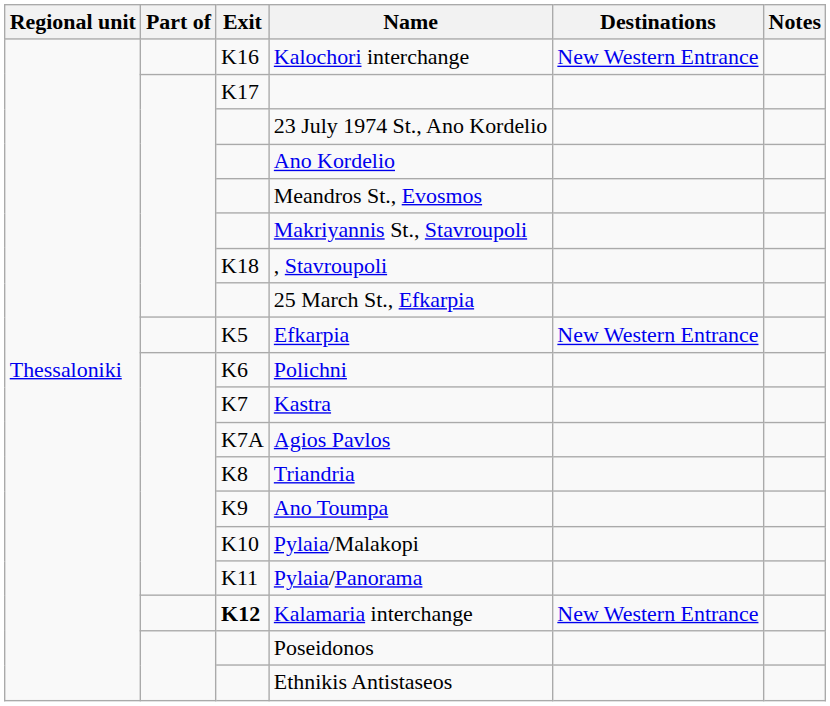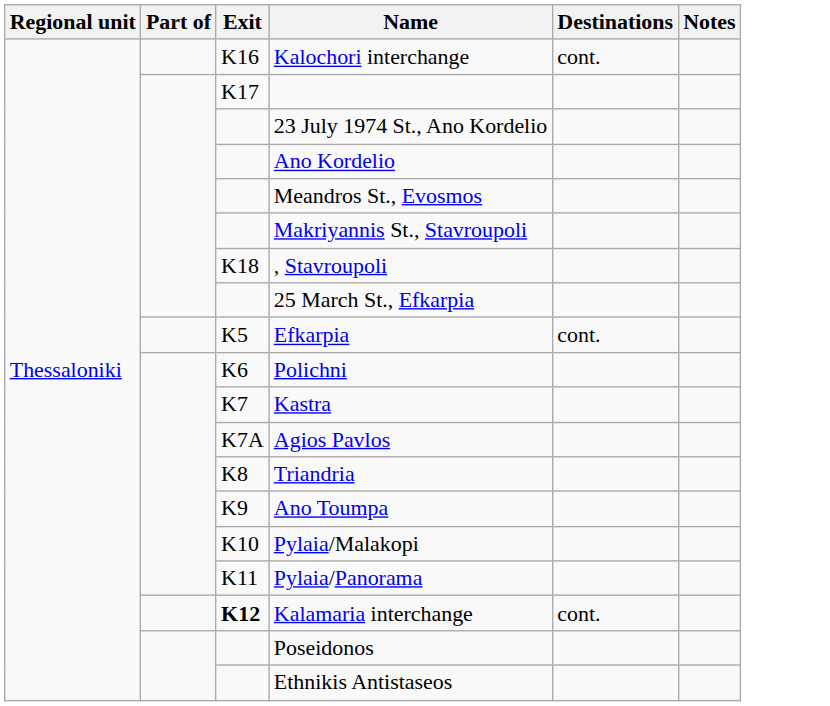(658, 56) New Western Entrance -> (579, 56) cont.
(658, 334) New Western Entrance -> (579, 334) cont.
(658, 612) New Western Entrance -> (579, 612) cont.
